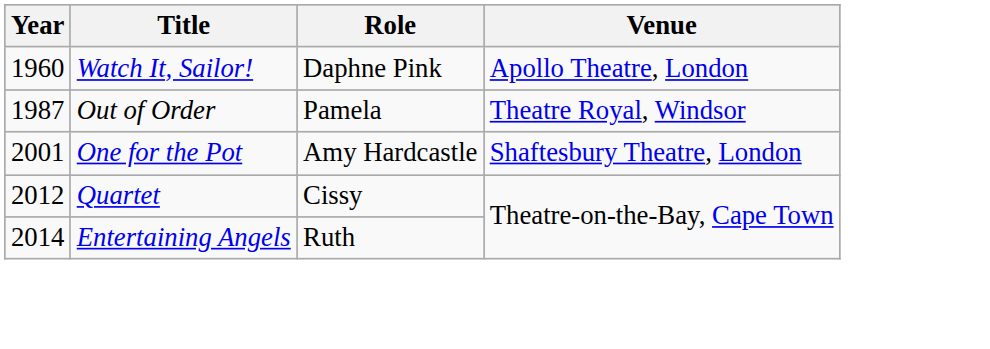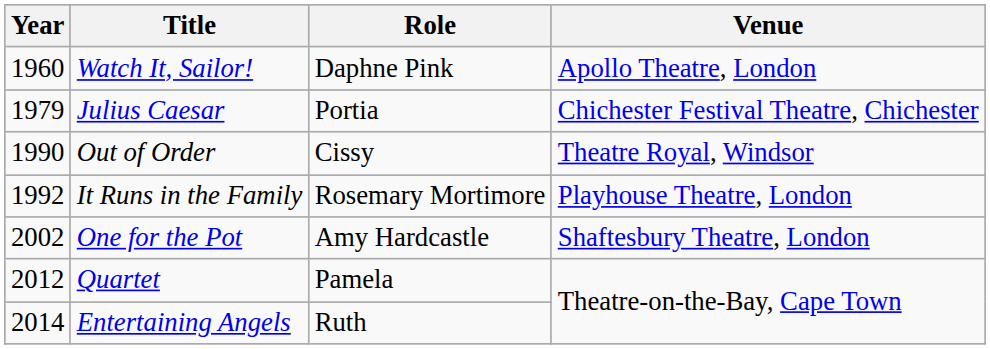+ row: (151, 110)
(38, 110) 1987 -> (38, 152) 1990
(342, 110) Pamela -> (344, 152) Cissy
+ row: (190, 195)
(38, 152) 2001 -> (38, 237) 2002
(333, 195) Cissy -> (354, 279) Pamela
